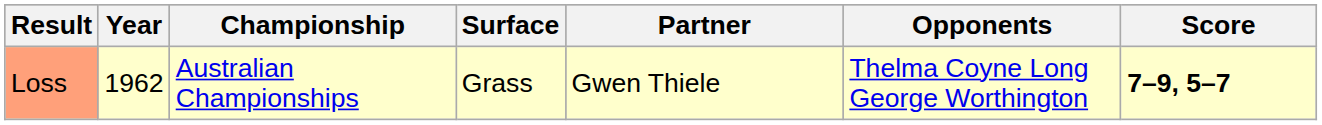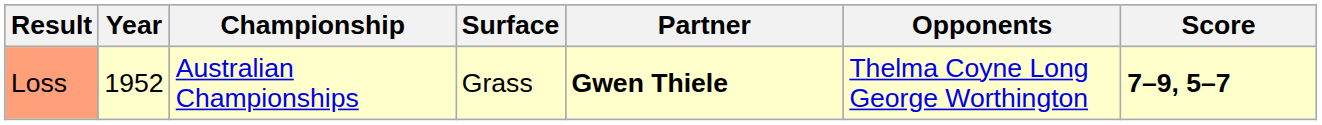(134, 82) 1962 -> (134, 82) 1952
(646, 82) normal -> (650, 82) bold
